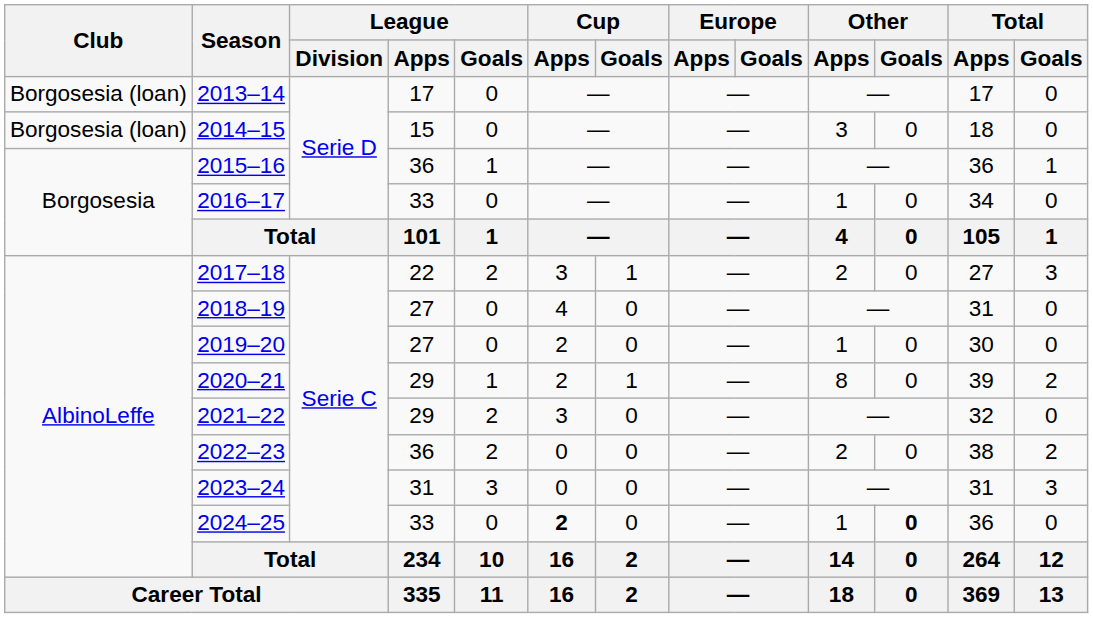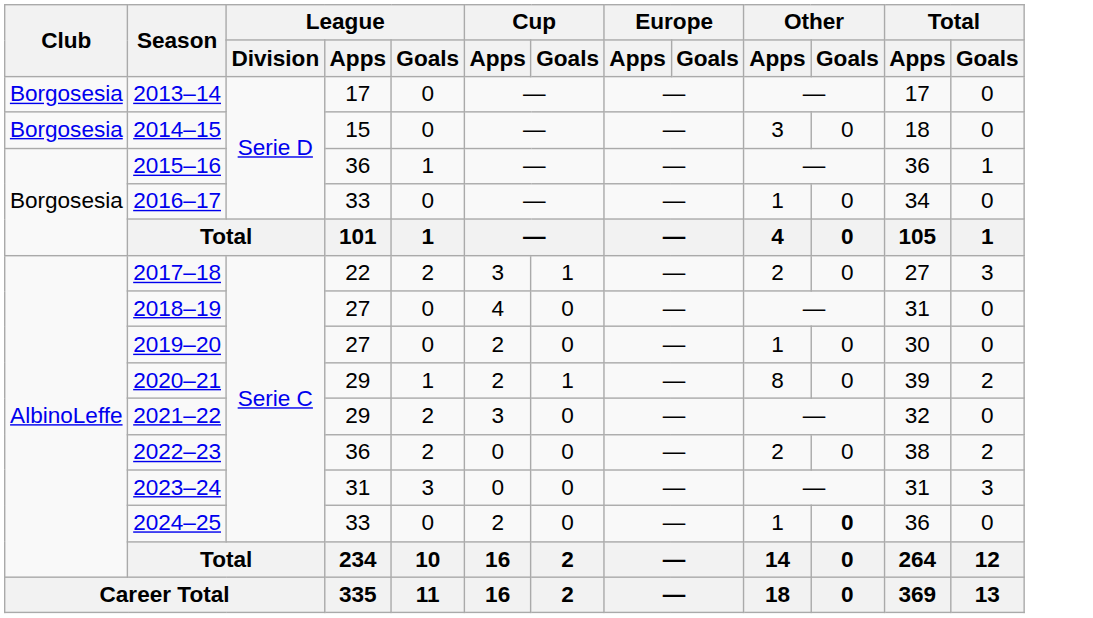(98, 93) Borgosesia (loan) -> (66, 93) Borgosesia
(98, 129) Borgosesia (loan) -> (66, 129) Borgosesia
(562, 523) bold -> (498, 523) normal
